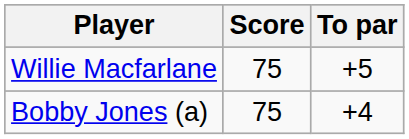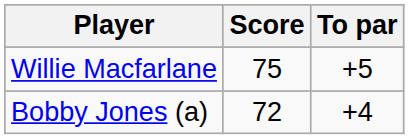(267, 111) 75 -> (267, 111) 72
